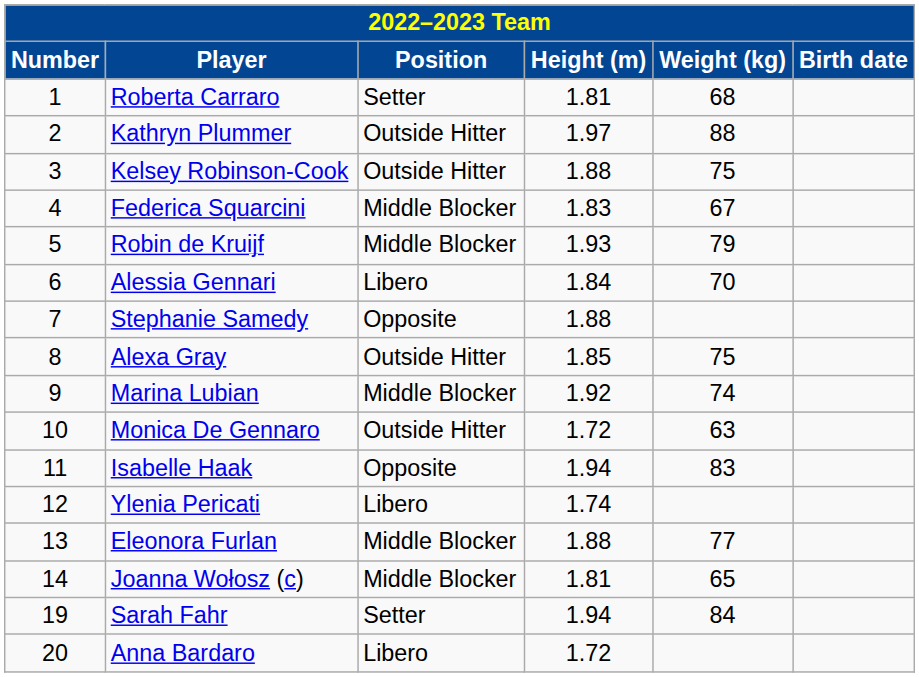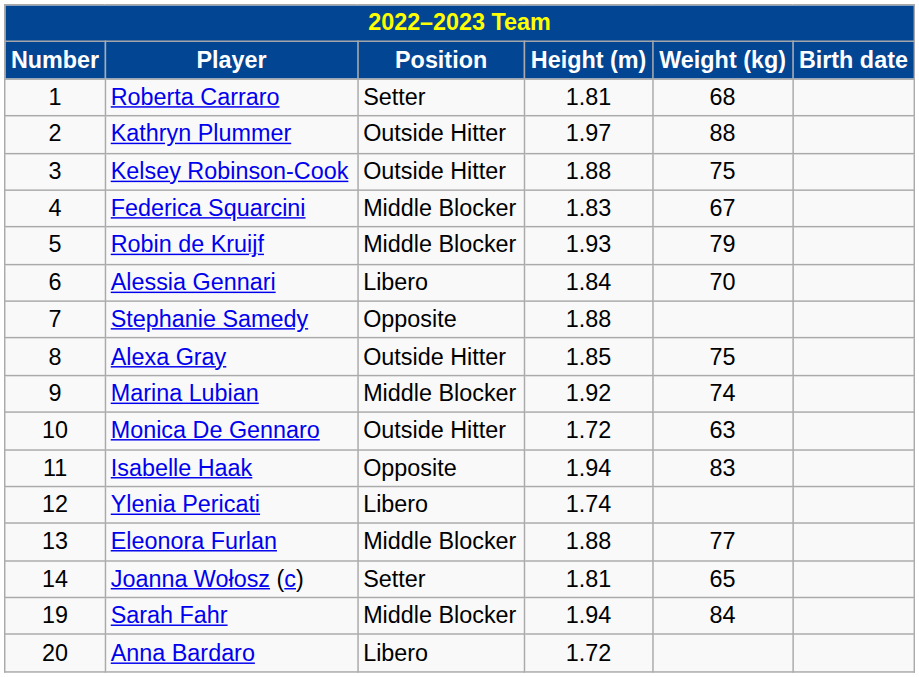(440, 578) Middle Blocker -> (394, 578) Setter
(394, 615) Setter -> (440, 615) Middle Blocker
